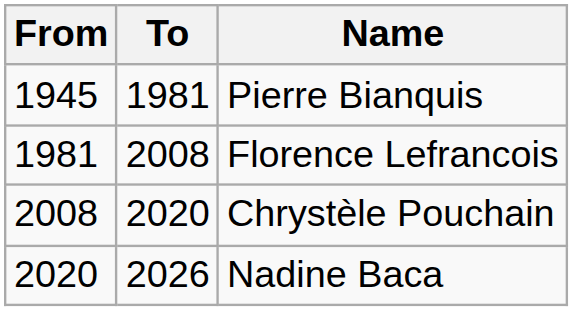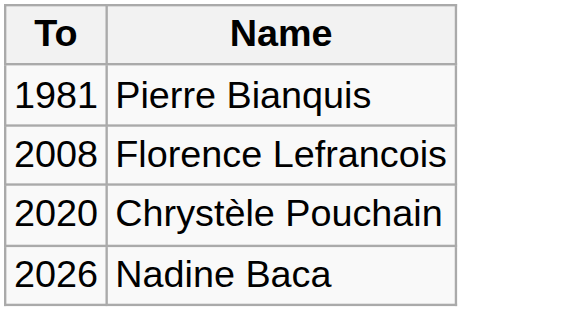- column: (61, 34)
